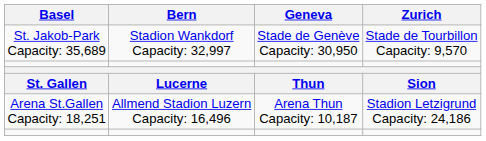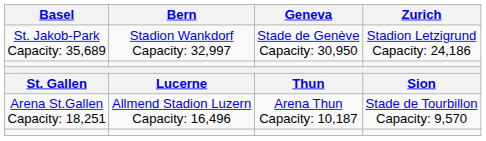(422, 43) Stade de Tourbillon Capacity: 9,570 -> (422, 43) Stadion Letzigrund Capacity: 24,186
(422, 111) Stadion Letzigrund Capacity: 24,186 -> (422, 111) Stade de Tourbillon Capacity: 9,570
